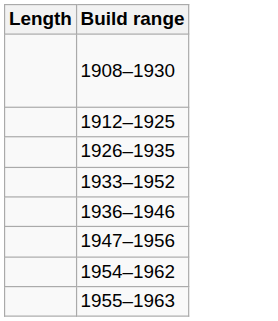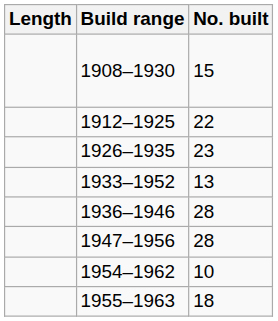+ column: (231, 19)
